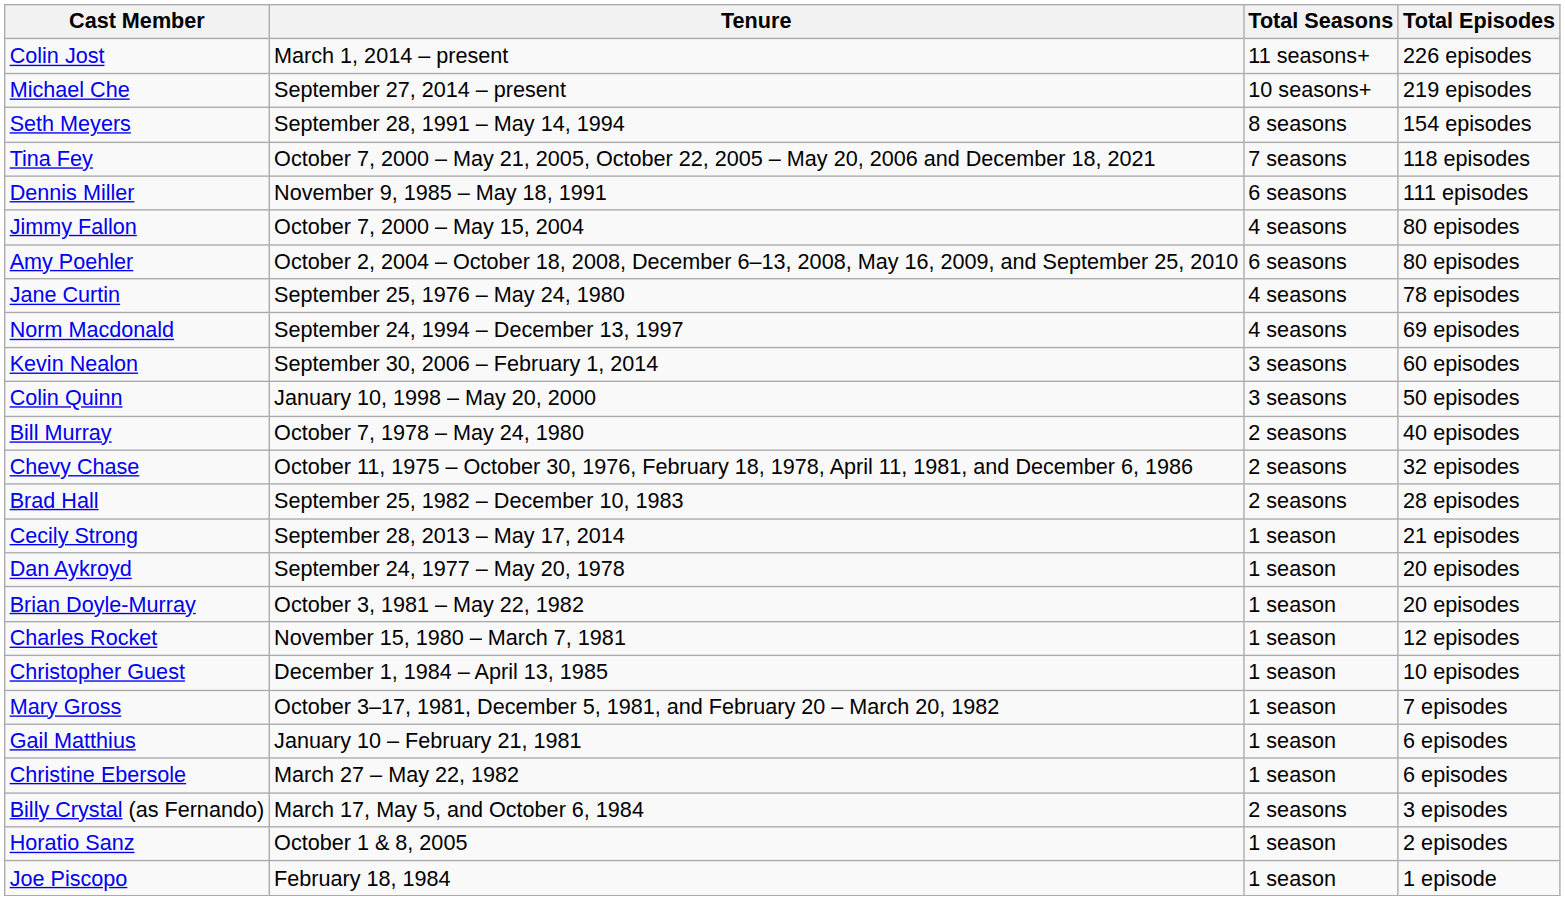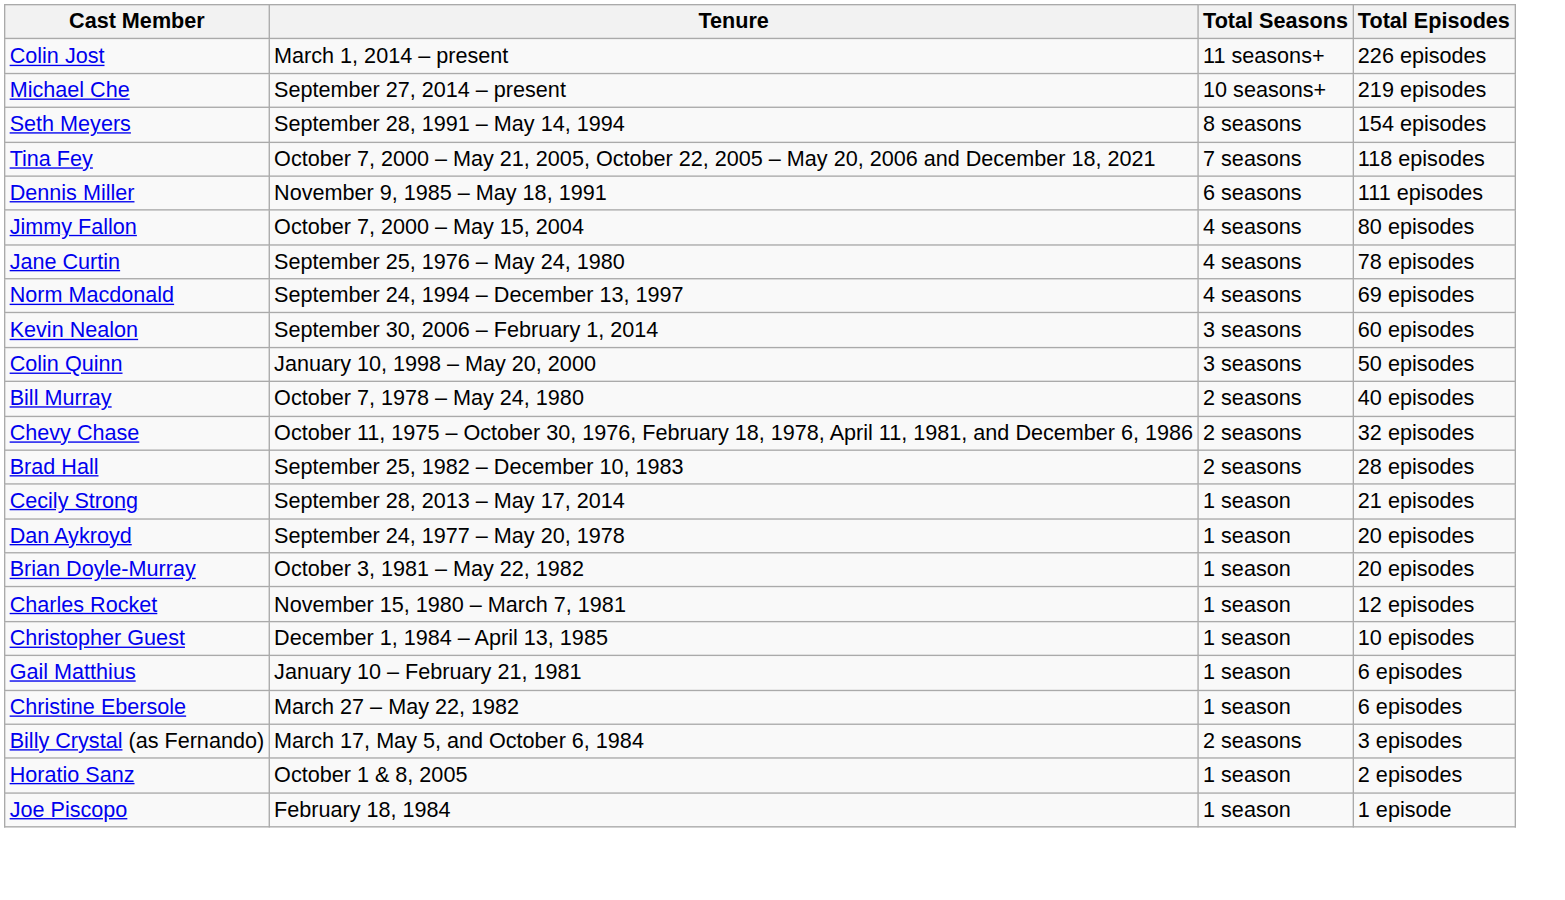- row: (71, 261)
- row: (65, 706)
